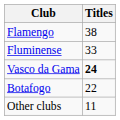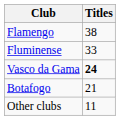(91, 87) 22 -> (91, 87) 21
